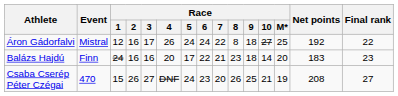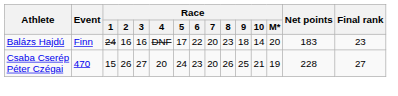- row: (41, 43)
(169, 58) 20 -> (162, 43) DNF
(220, 58) 21 -> (213, 43) 20
(169, 79) DNF -> (162, 63) 20
(316, 79) 208 -> (309, 63) 228
